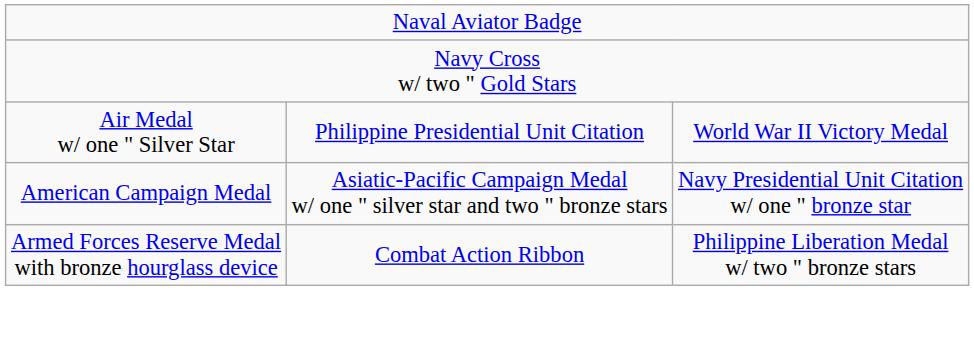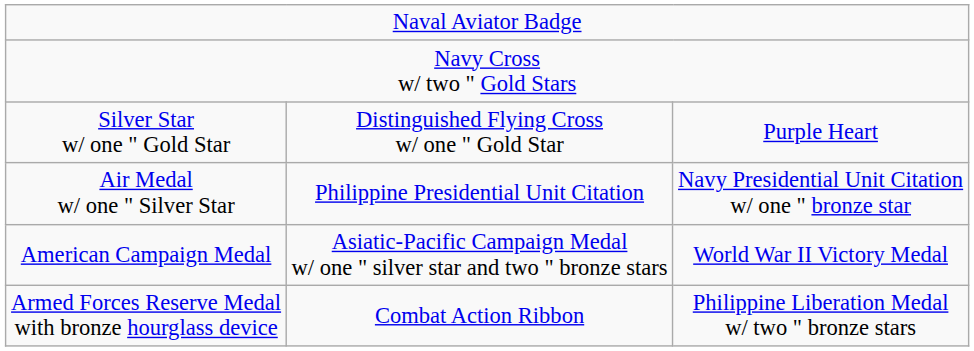+ row: (146, 132)
(821, 132) World War II Victory Medal -> (821, 193) Navy Presidential Unit Citation w/ one " bronze star
(821, 193) Navy Presidential Unit Citation w/ one " bronze star -> (821, 254) World War II Victory Medal
